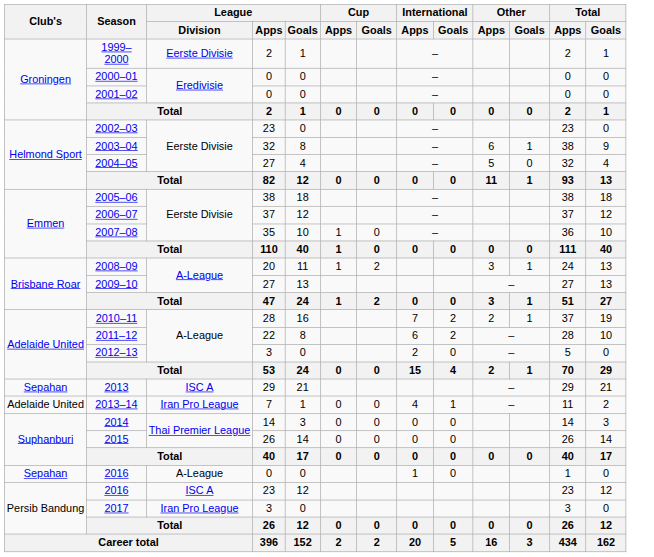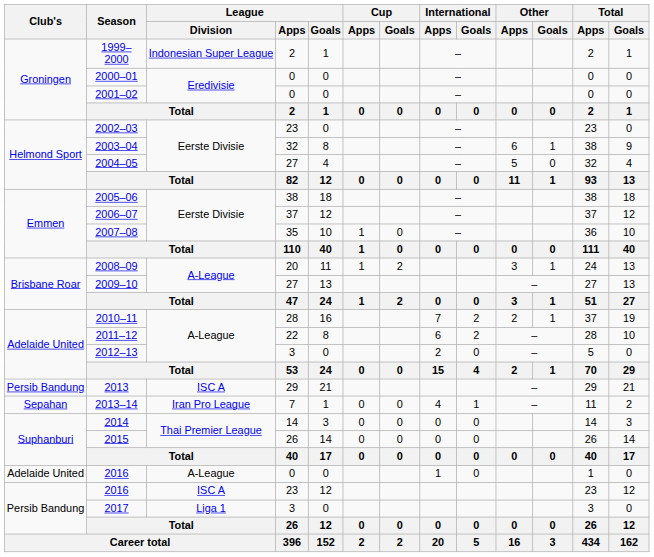(200, 53) Eerste Divisie -> (211, 53) Indonesian Super League
(46, 387) Sepahan -> (46, 387) Persib Bandung
(46, 404) Adelaide United -> (46, 404) Sepahan
(46, 473) Sepahan -> (46, 473) Adelaide United
(200, 508) Iran Pro League -> (211, 508) Liga 1
